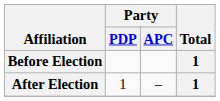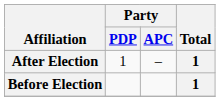rows swapped: (55, 61) <-> (55, 84)
